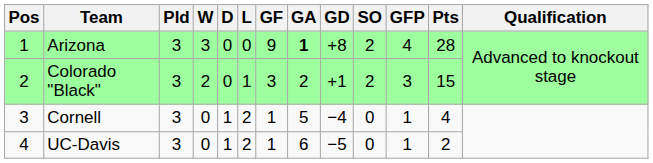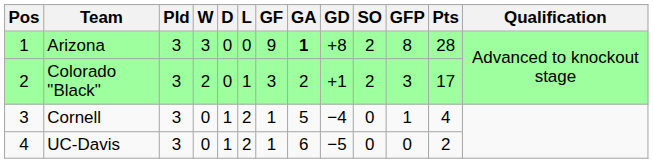(407, 44) 4 -> (407, 44) 8
(446, 81) 15 -> (446, 81) 17
(407, 144) 1 -> (407, 144) 0
